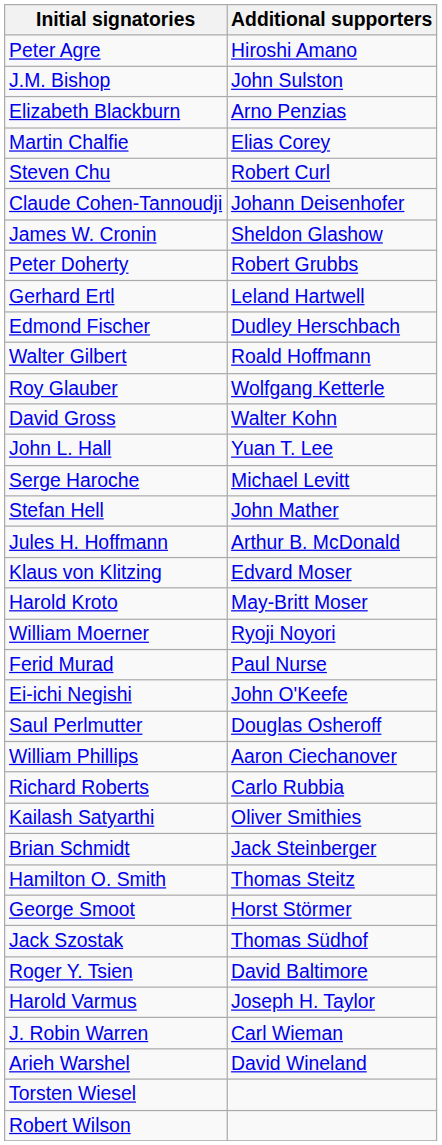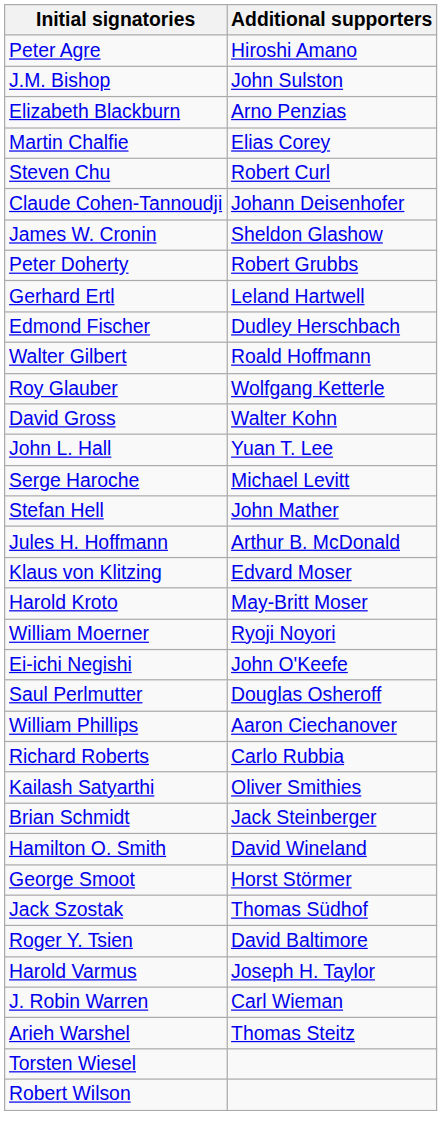- row: (61, 664)
(293, 879) Thomas Steitz -> (299, 848) David Wineland
(299, 1063) David Wineland -> (293, 1033) Thomas Steitz
